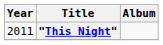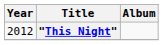(20, 31) 2011 -> (20, 31) 2012
